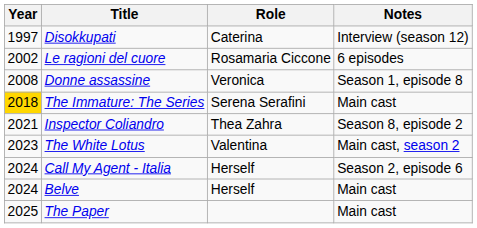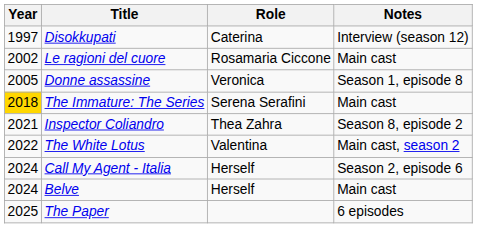(370, 59) 6 episodes -> (367, 59) Main cast
(23, 80) 2008 -> (23, 80) 2005
(23, 146) 2023 -> (23, 146) 2022
(367, 211) Main cast -> (370, 211) 6 episodes
